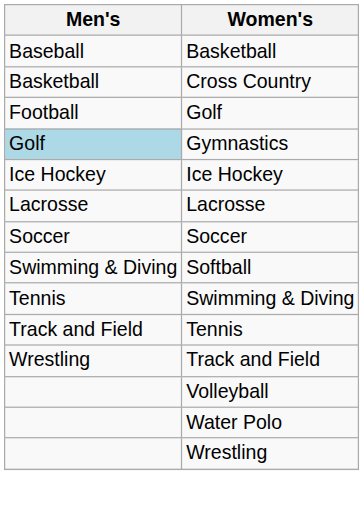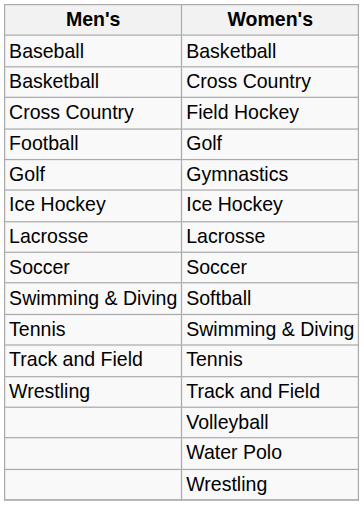+ row: (243, 112)
(27, 143) lightblue background -> (27, 174) no background
